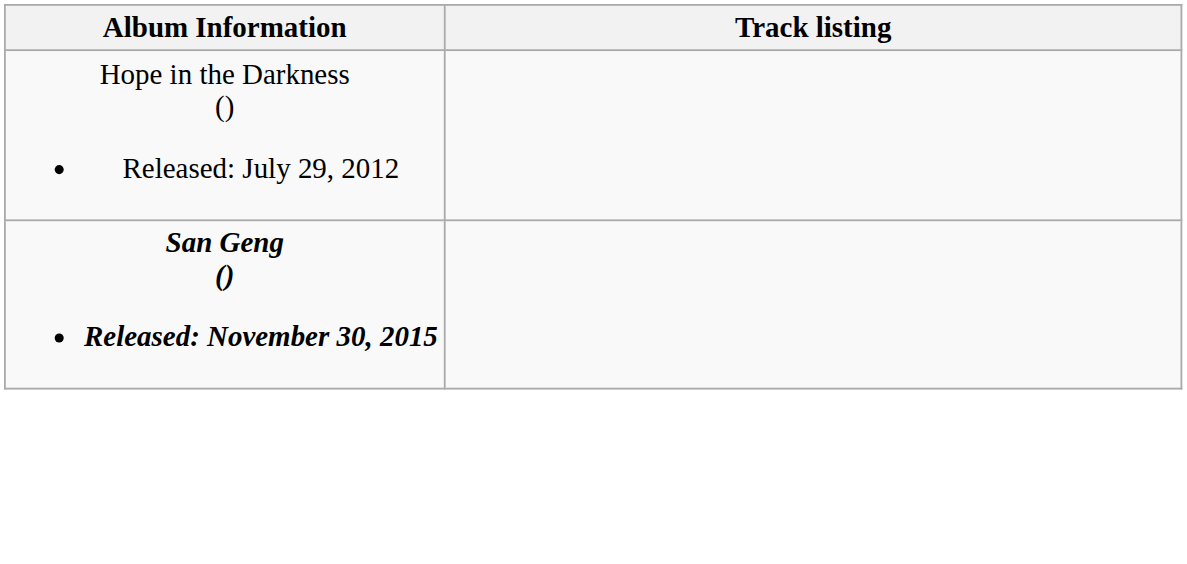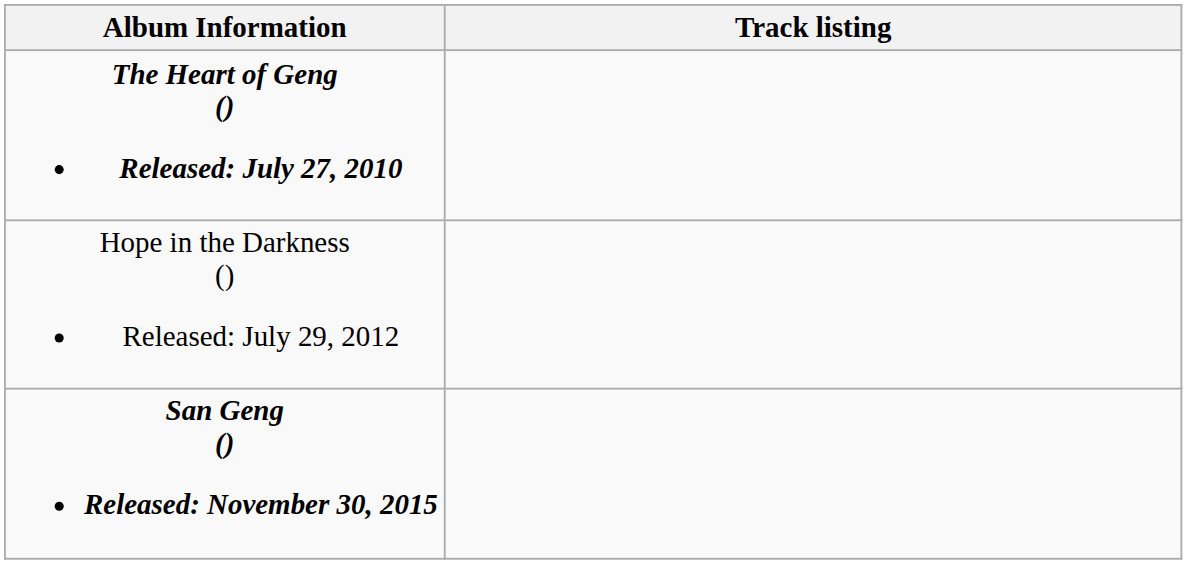+ row: (225, 121)
